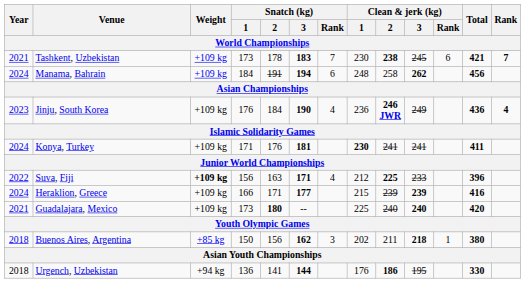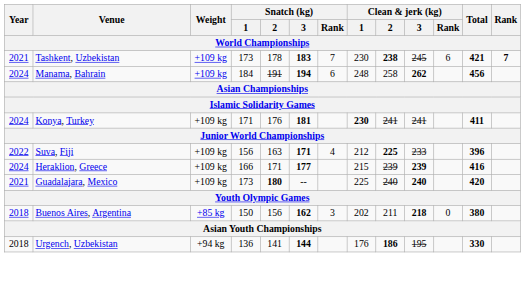- row: (72, 110)
(211, 178) bold -> (211, 151) normal
(448, 239) 1 -> (448, 213) 0
